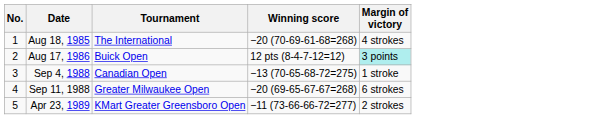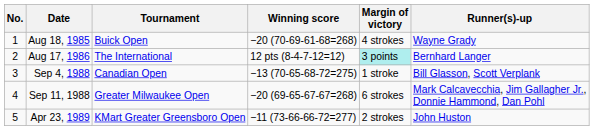+ column: (500, 18)
(133, 41) The International -> (121, 41) Buick Open
(121, 57) Buick Open -> (133, 57) The International
